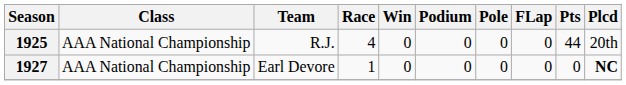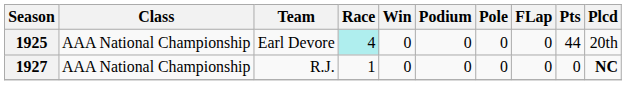(322, 42) R.J. -> (296, 42) Earl Devore
(371, 42) no background -> (371, 42) paleturquoise background
(296, 67) Earl Devore -> (322, 67) R.J.
